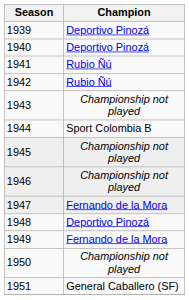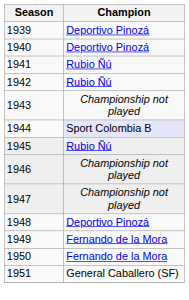(109, 128) no background -> (109, 128) lavender background
(124, 152) Championship not played -> (89, 146) Rubio Ñú
(117, 205) Fernando de la Mora -> (124, 199) Championship not played
(124, 263) Championship not played -> (117, 256) Fernando de la Mora
